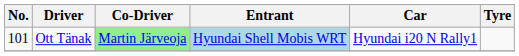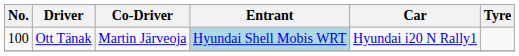(18, 38) 101 -> (18, 38) 100
(142, 38) lightgreen background -> (142, 38) no background
